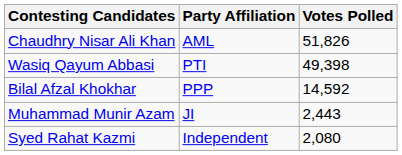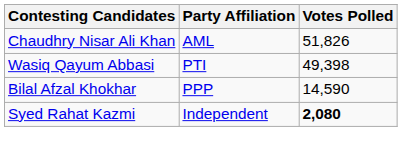(326, 89) 14,592 -> (326, 89) 14,590
- row: (91, 114)
(322, 138) normal -> (322, 114) bold
